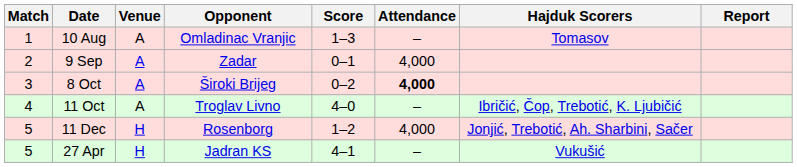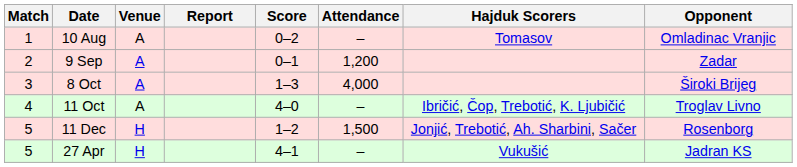columns swapped: (238, 16) <-> (746, 16)
(343, 39) 1–3 -> (287, 39) 0–2
(417, 61) 4,000 -> (361, 61) 1,200
(343, 84) 0–2 -> (287, 84) 1–3
(417, 84) bold -> (361, 84) normal
(417, 129) 4,000 -> (361, 129) 1,500
